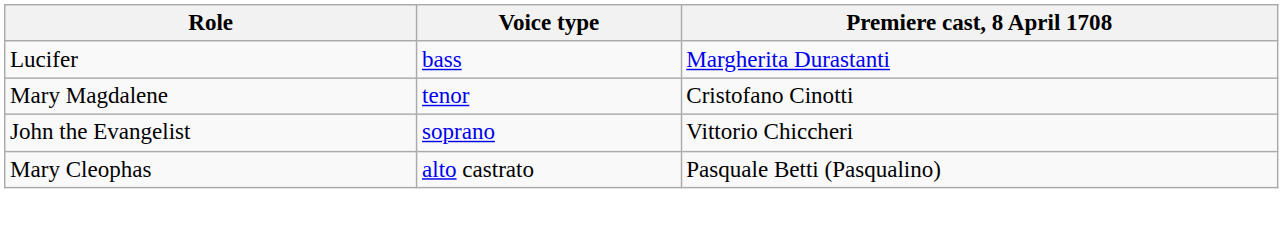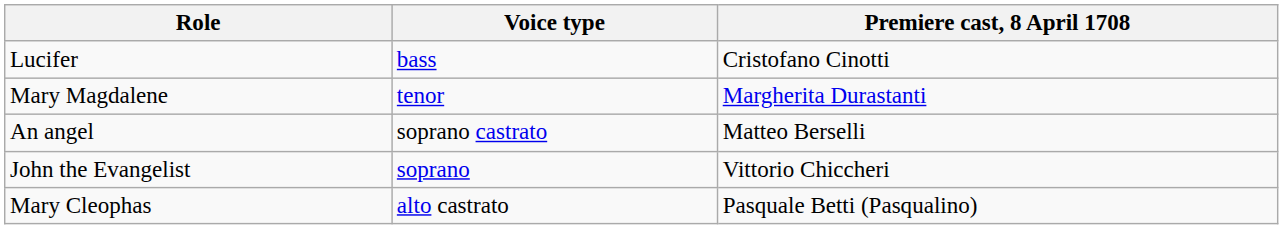(788, 59) Margherita Durastanti -> (806, 59) Cristofano Cinotti
(770, 95) Cristofano Cinotti -> (825, 95) Margherita Durastanti
+ row: (52, 132)
